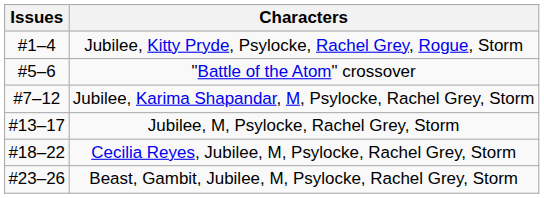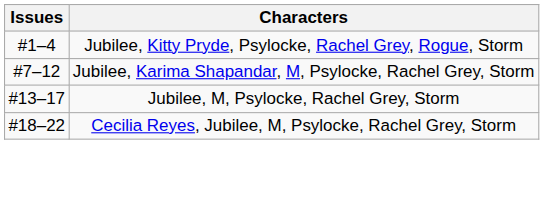- row: (304, 71)
- row: (304, 179)
